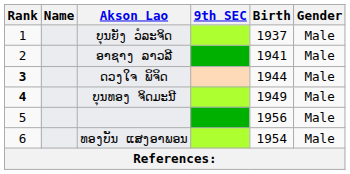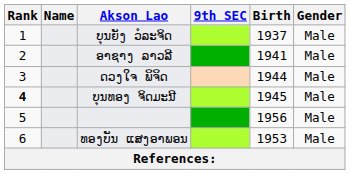(23, 76) bold -> (23, 76) normal
(272, 97) 1949 -> (272, 97) 1945
(272, 138) 1954 -> (272, 138) 1953
